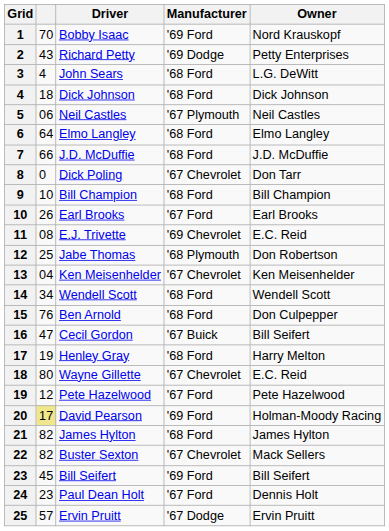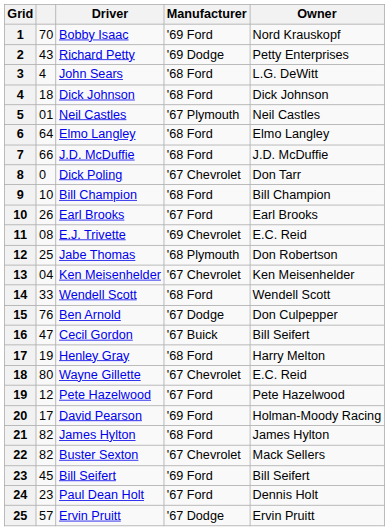(46, 114) 06 -> (46, 114) 01
(46, 295) 34 -> (46, 295) 33
(190, 315) '68 Ford -> (195, 315) '67 Dodge
(46, 415) khaki background -> (46, 415) no background
